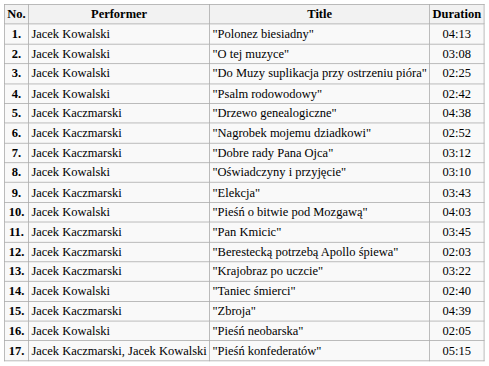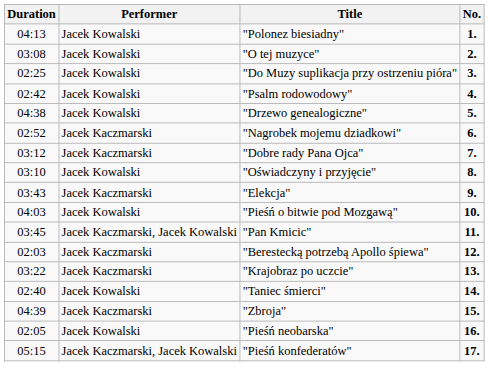columns swapped: (16, 14) <-> (457, 14)
(77, 113) Jacek Kaczmarski -> (101, 113) Jacek Kowalski
(77, 232) Jacek Kaczmarski -> (149, 232) Jacek Kaczmarski, Jacek Kowalski
